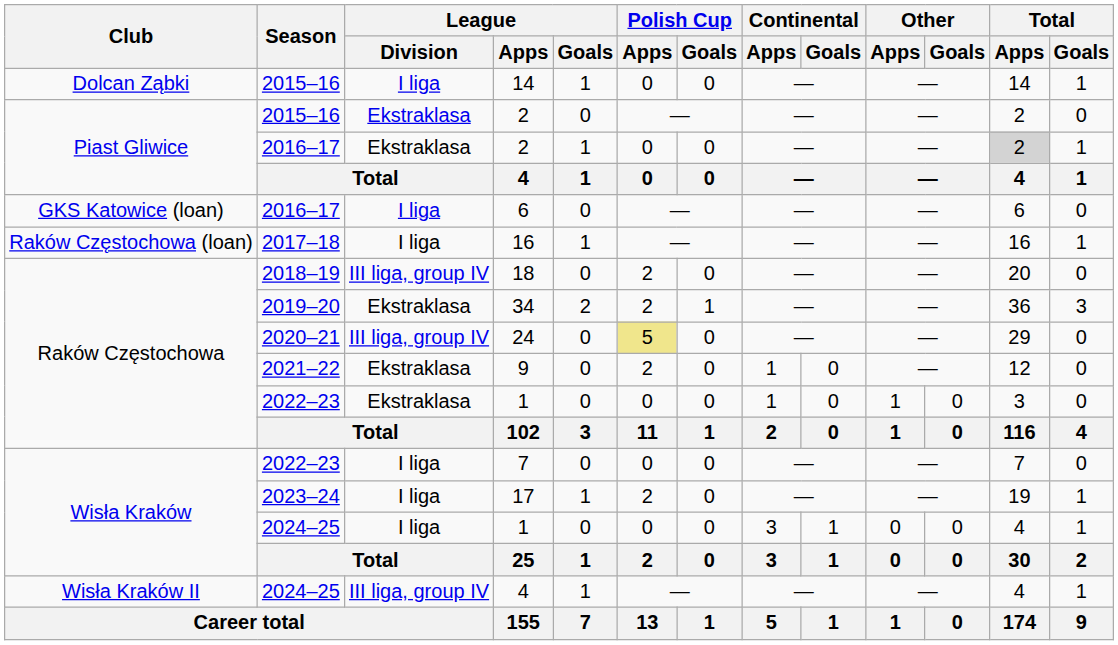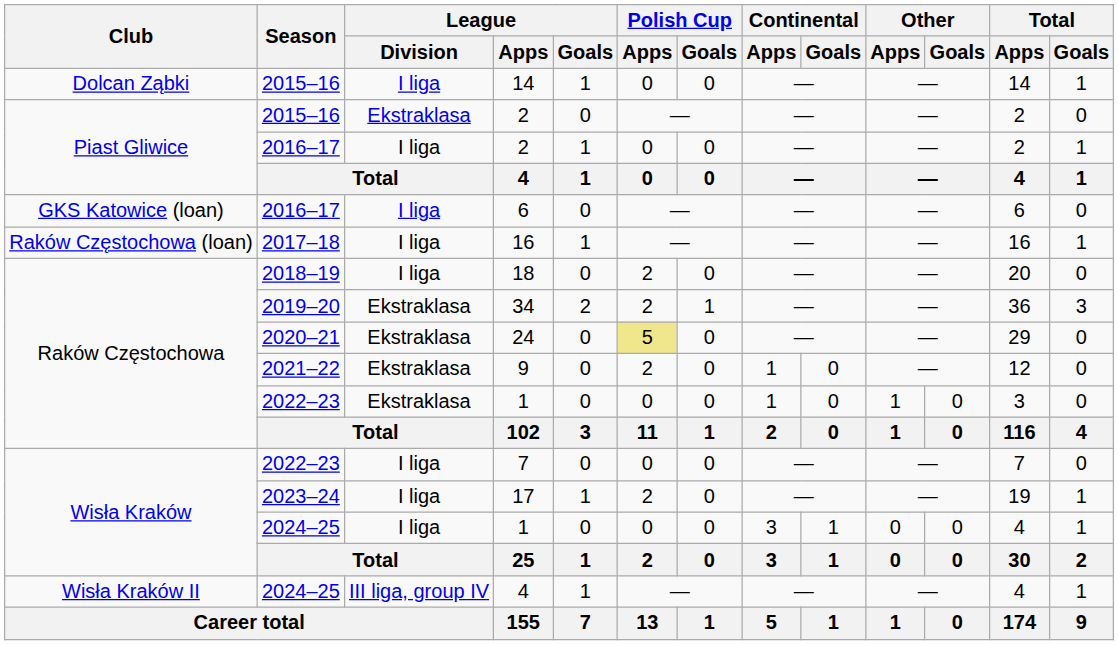(419, 147) Ekstraklasa -> (419, 147) I liga
(1019, 147) lightgrey background -> (1019, 147) no background
(419, 274) III liga, group IV -> (419, 274) I liga
(419, 337) III liga, group IV -> (419, 337) Ekstraklasa
